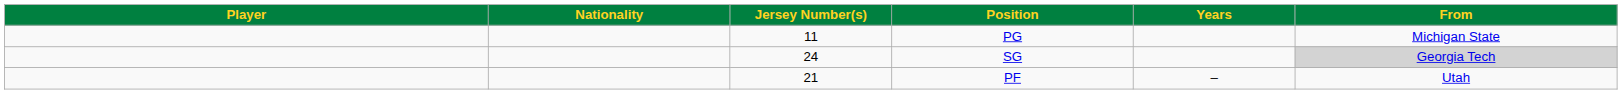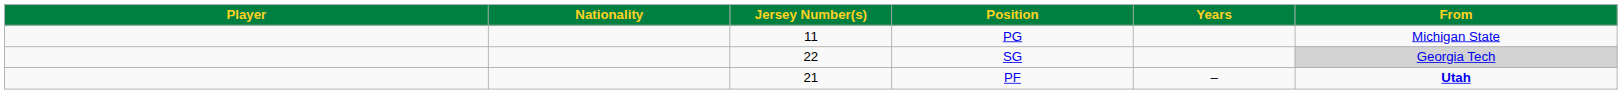(811, 57) 24 -> (811, 57) 22
(1456, 78) normal -> (1456, 78) bold
